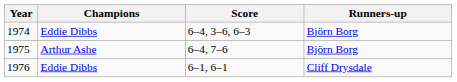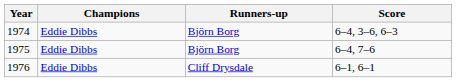columns swapped: (378, 13) <-> (245, 13)
(69, 49) Arthur Ashe -> (69, 49) Eddie Dibbs
